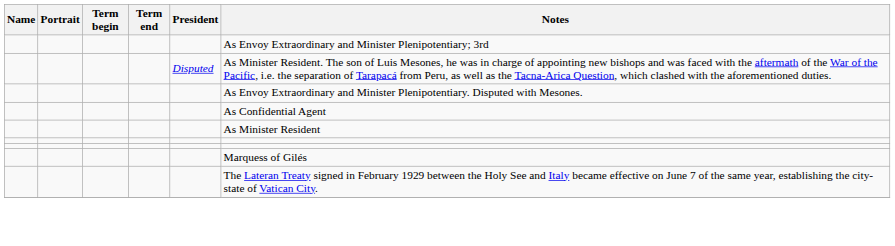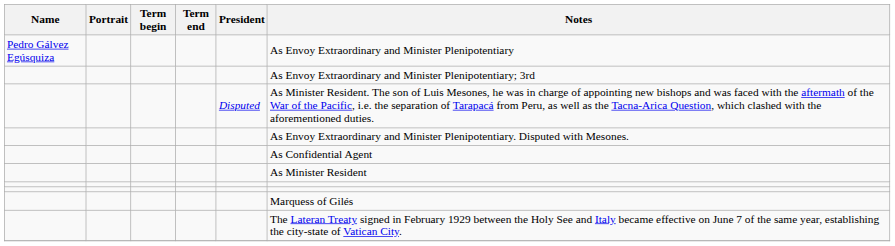+ row: (38, 50)
